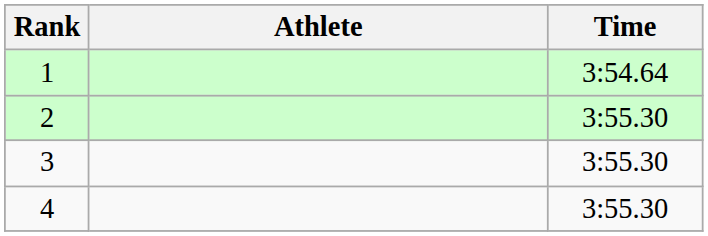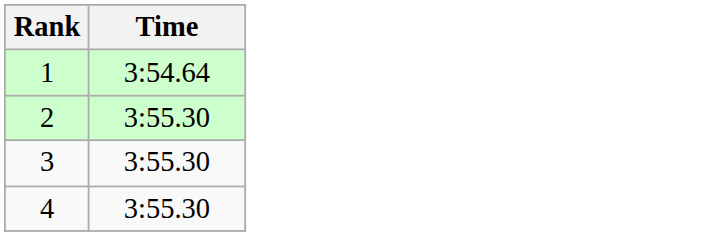- column: (318, 27)
